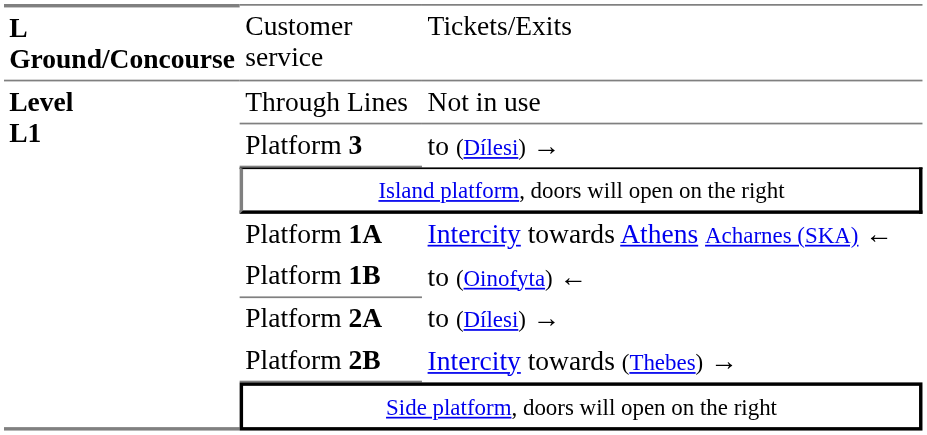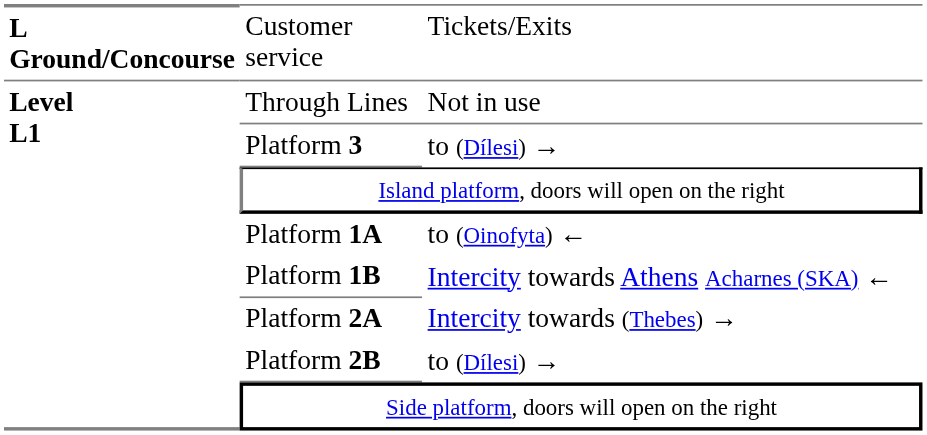(660, 234) Intercity towards Athens Acharnes (SKA) ← -> (507, 234) to (Oinofyta) ←
(507, 276) to (Oinofyta) ← -> (660, 276) Intercity towards Athens Acharnes (SKA) ←
(494, 318) to (Dílesi) → -> (583, 318) Intercity towards (Thebes) →
(583, 360) Intercity towards (Thebes) → -> (494, 360) to (Dílesi) →
